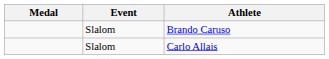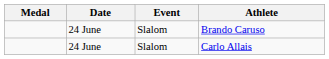+ column: (100, 12)
